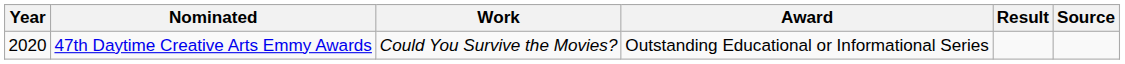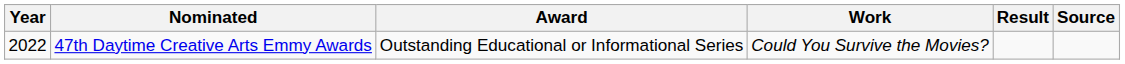columns swapped: (499, 18) <-> (807, 18)
(28, 45) 2020 -> (28, 45) 2022
